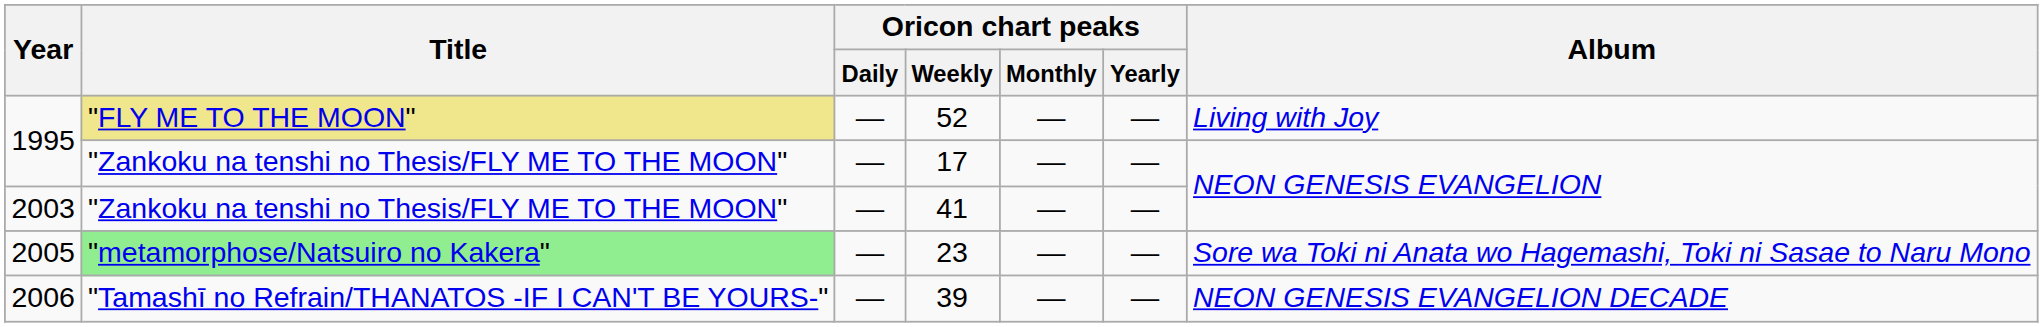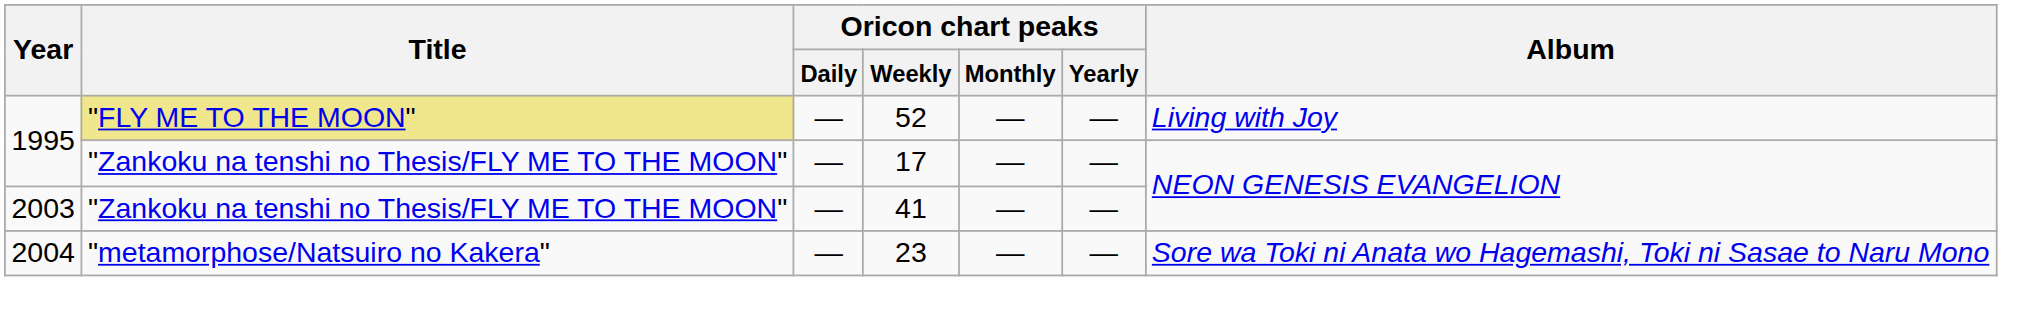(43, 252) 2005 -> (43, 252) 2004
(319, 252) lightgreen background -> (319, 252) no background
- row: (952, 298)
